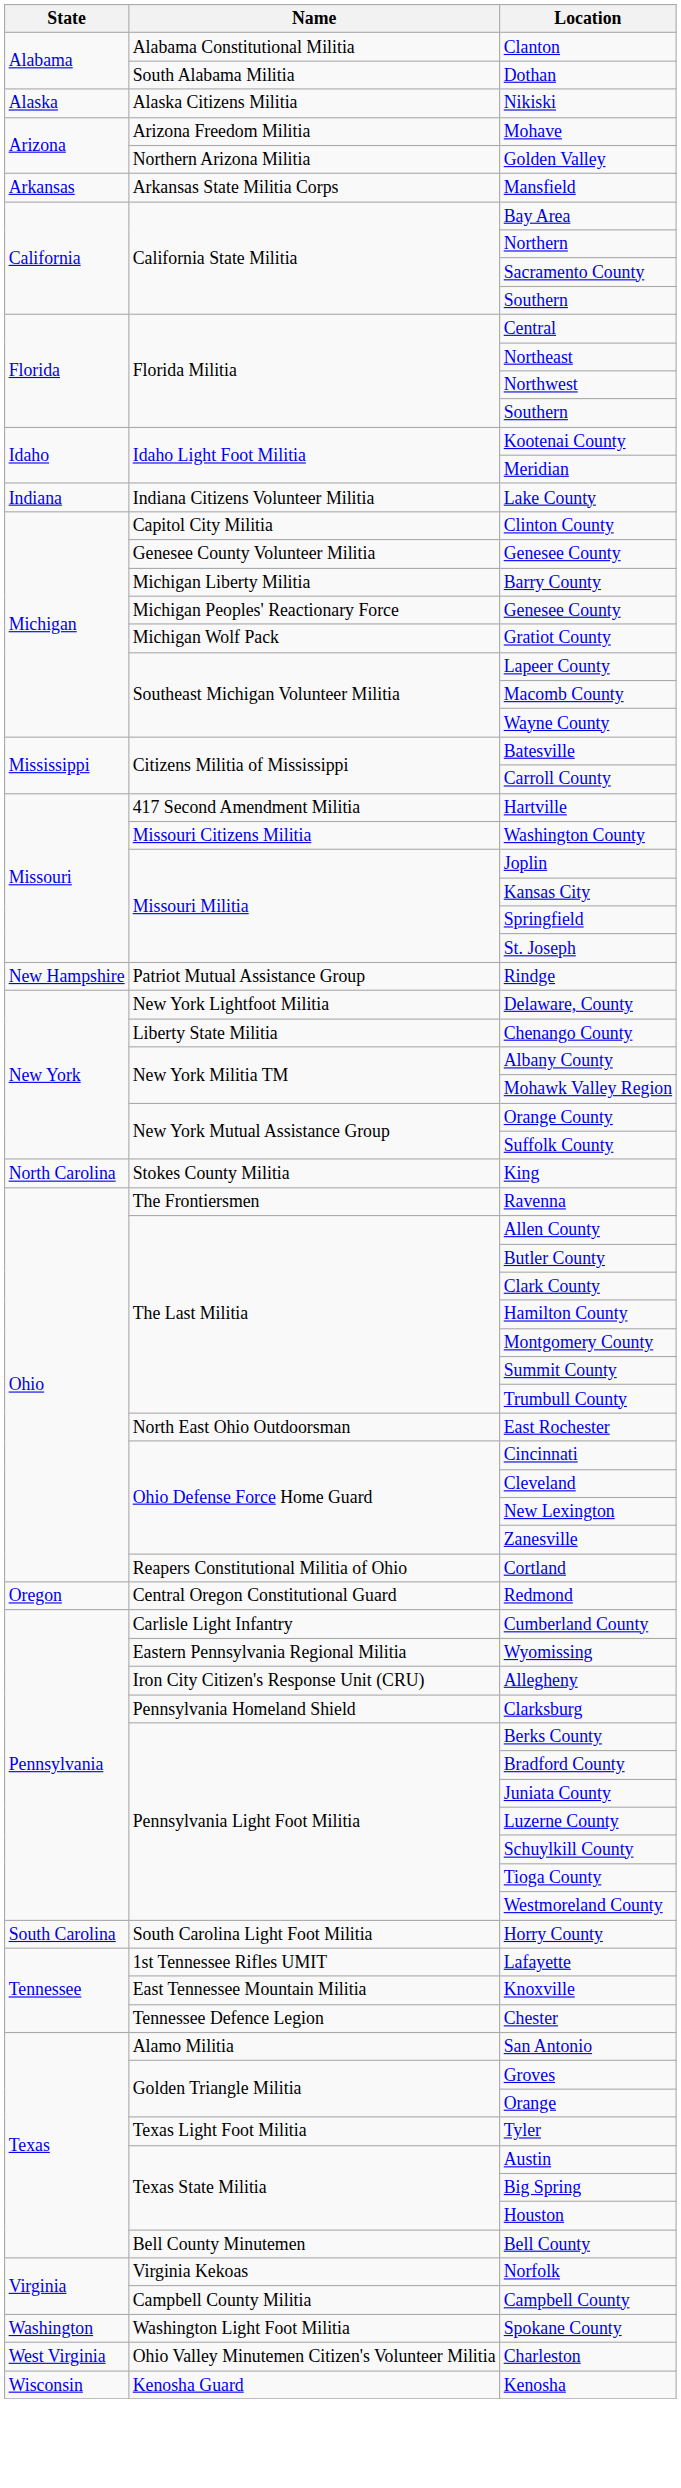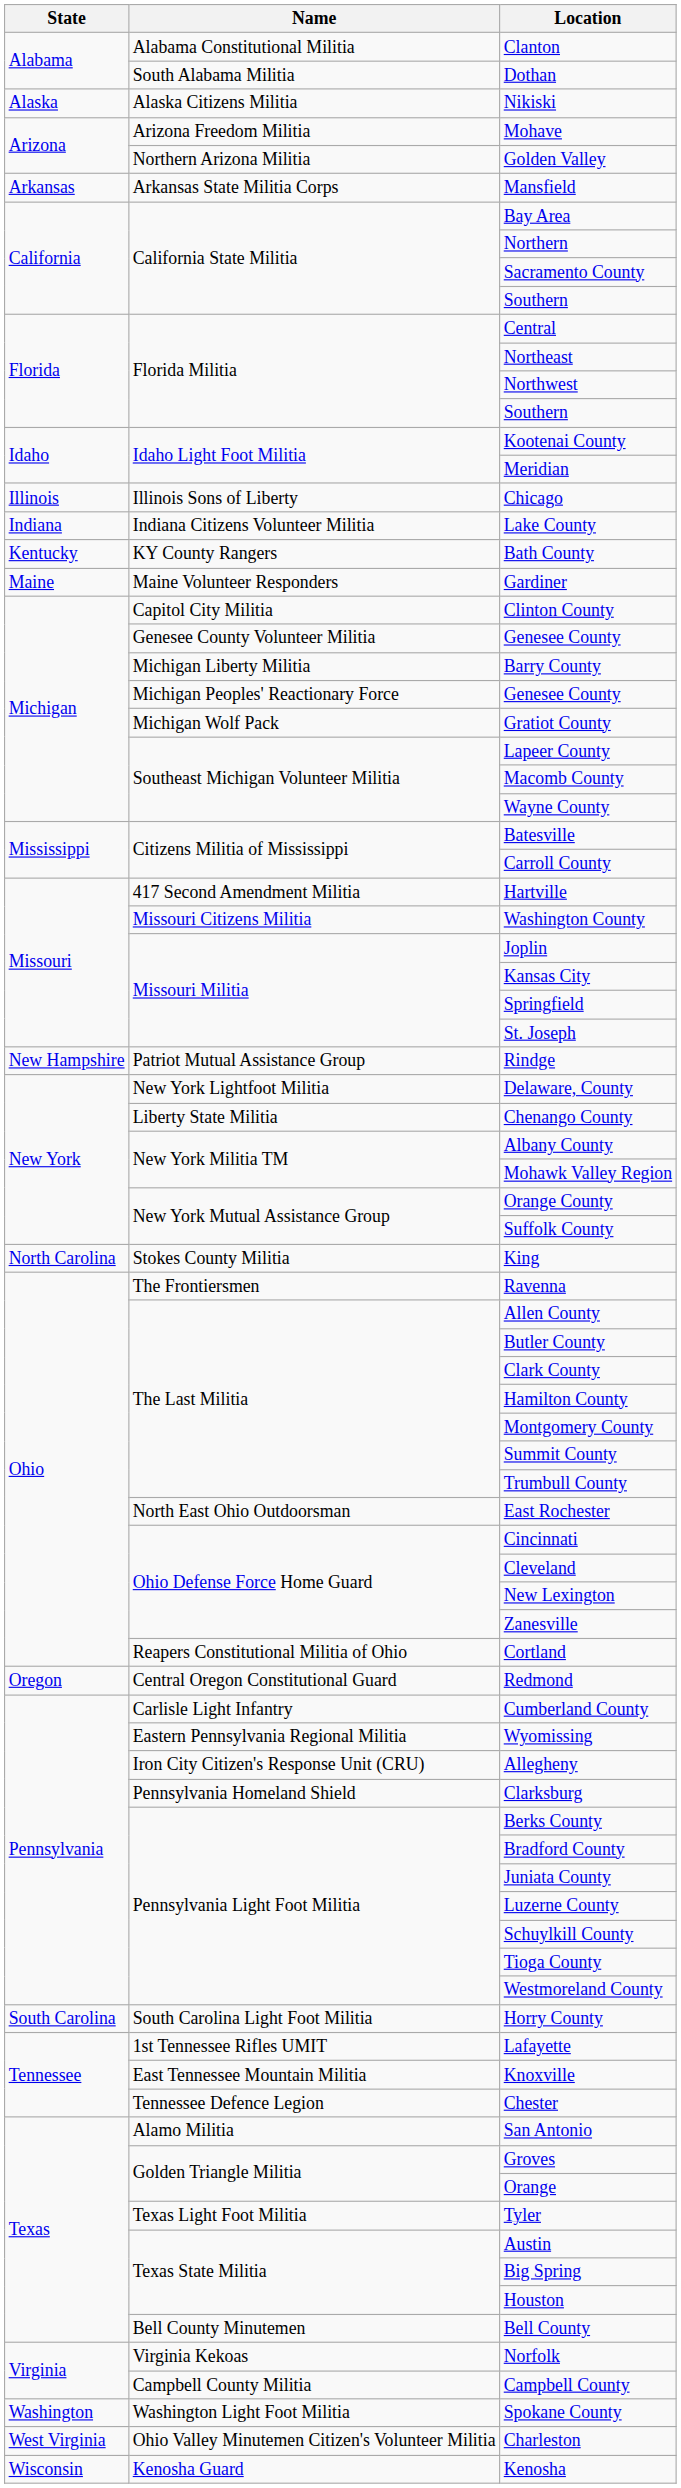+ row: (215, 497)
+ row: (205, 553)
+ row: (236, 581)
